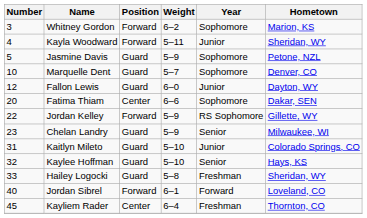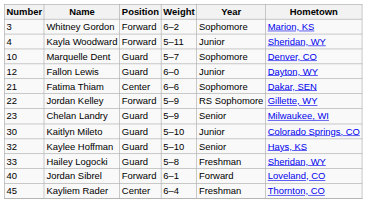- row: (77, 57)
(12, 101) 20 -> (12, 87) 21
(12, 146) 31 -> (12, 131) 30
